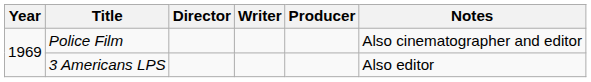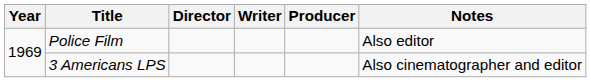(472, 40) Also cinematographer and editor -> (398, 40) Also editor
(398, 64) Also editor -> (472, 64) Also cinematographer and editor
